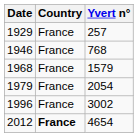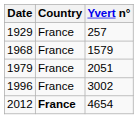- row: (20, 50)
(100, 86) 2054 -> (100, 68) 2051
